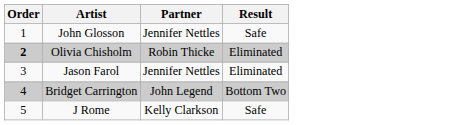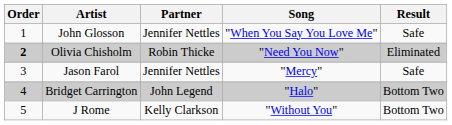+ column: (301, 14)
(256, 71) Eliminated -> (413, 71) Safe
(256, 110) Safe -> (413, 110) Bottom Two
